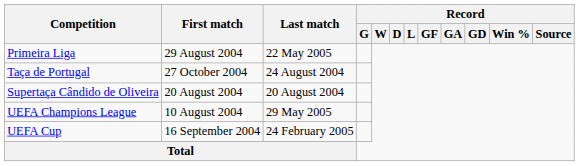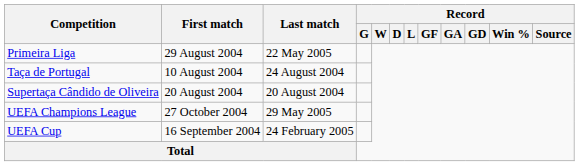(206, 72) 27 October 2004 -> (203, 72) 10 August 2004
(203, 111) 10 August 2004 -> (206, 111) 27 October 2004
